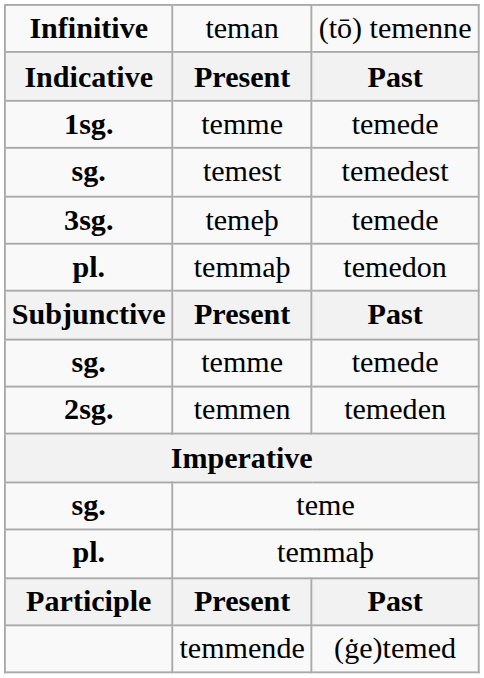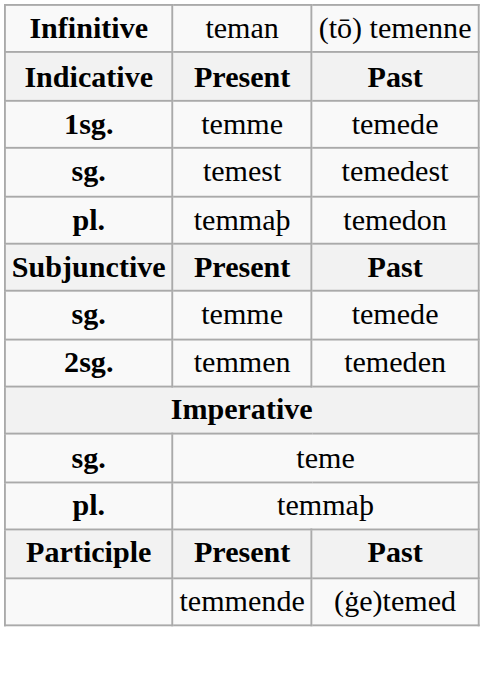- row: (242, 219)
